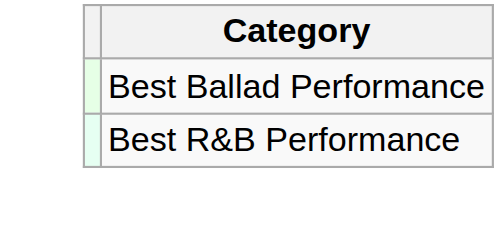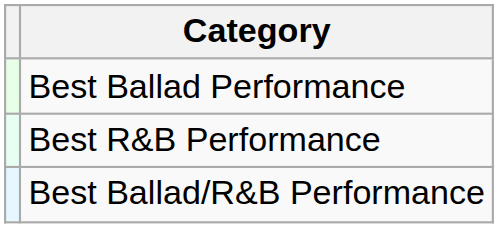+ row: (257, 193)
